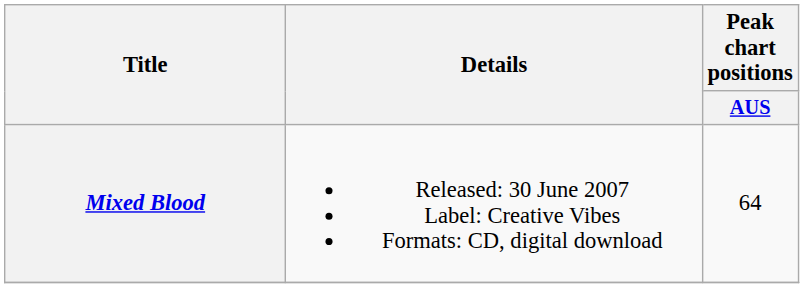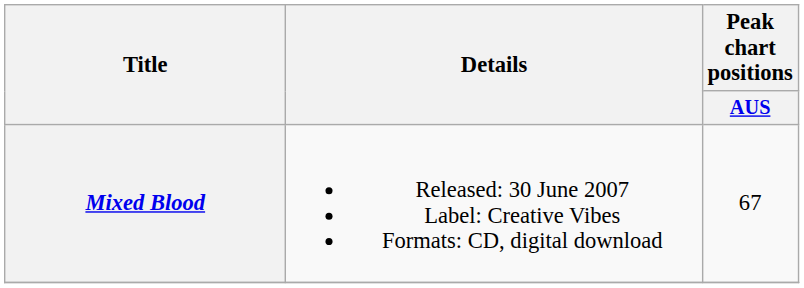(750, 203) 64 -> (750, 203) 67
